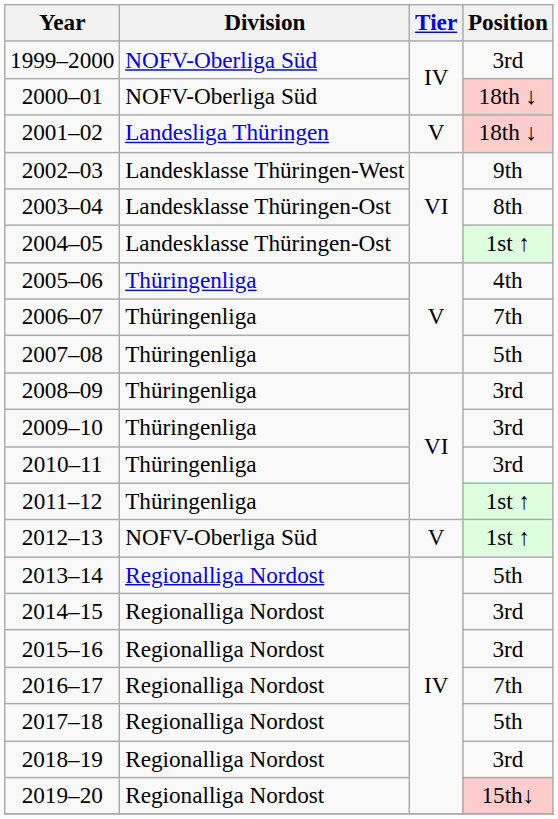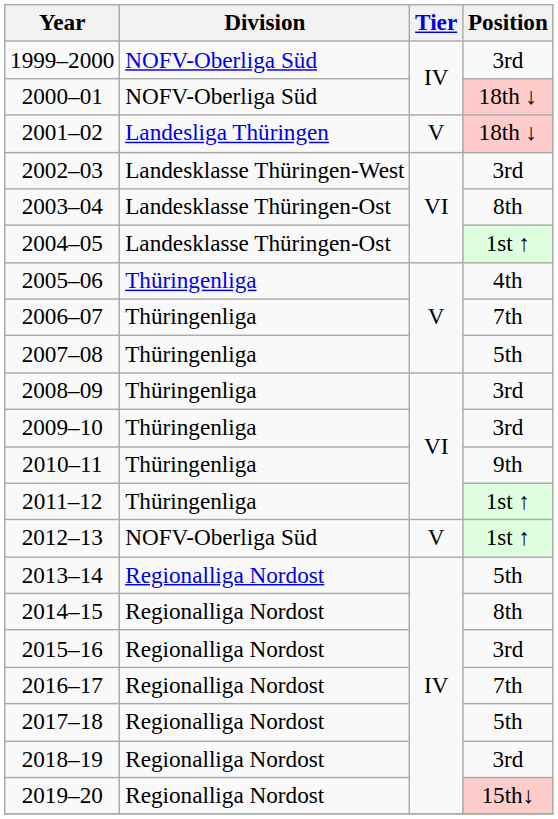(508, 170) 9th -> (508, 170) 3rd
(508, 464) 3rd -> (508, 464) 9th
(508, 611) 3rd -> (508, 611) 8th
